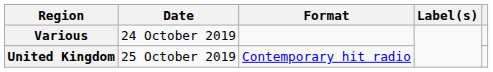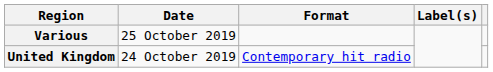(179, 36) 24 October 2019 -> (179, 36) 25 October 2019
(179, 56) 25 October 2019 -> (179, 56) 24 October 2019
